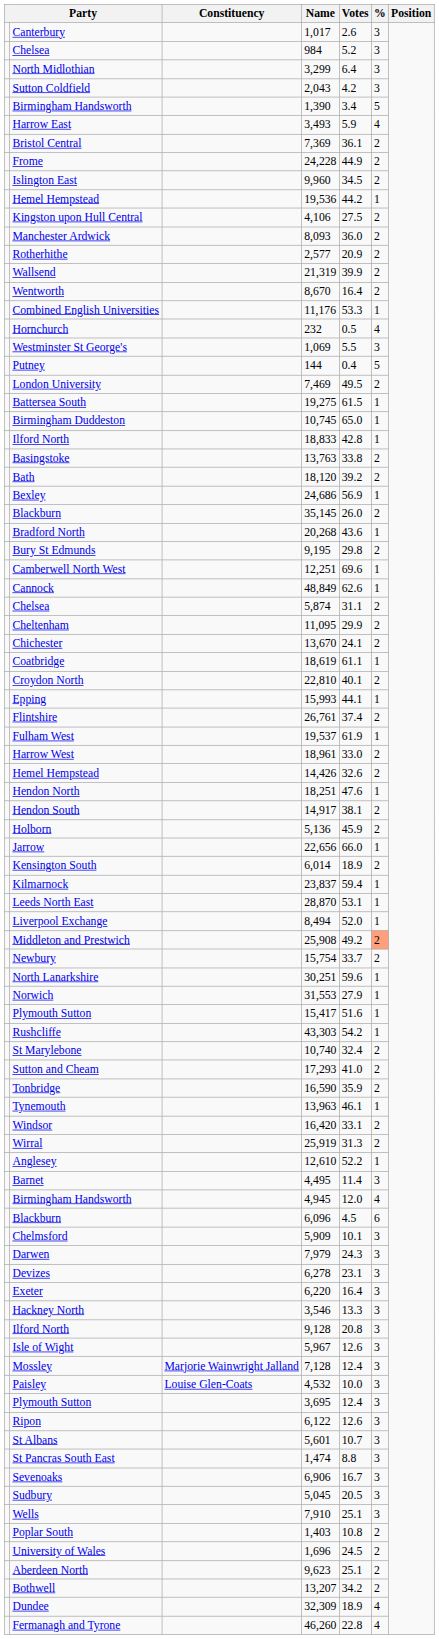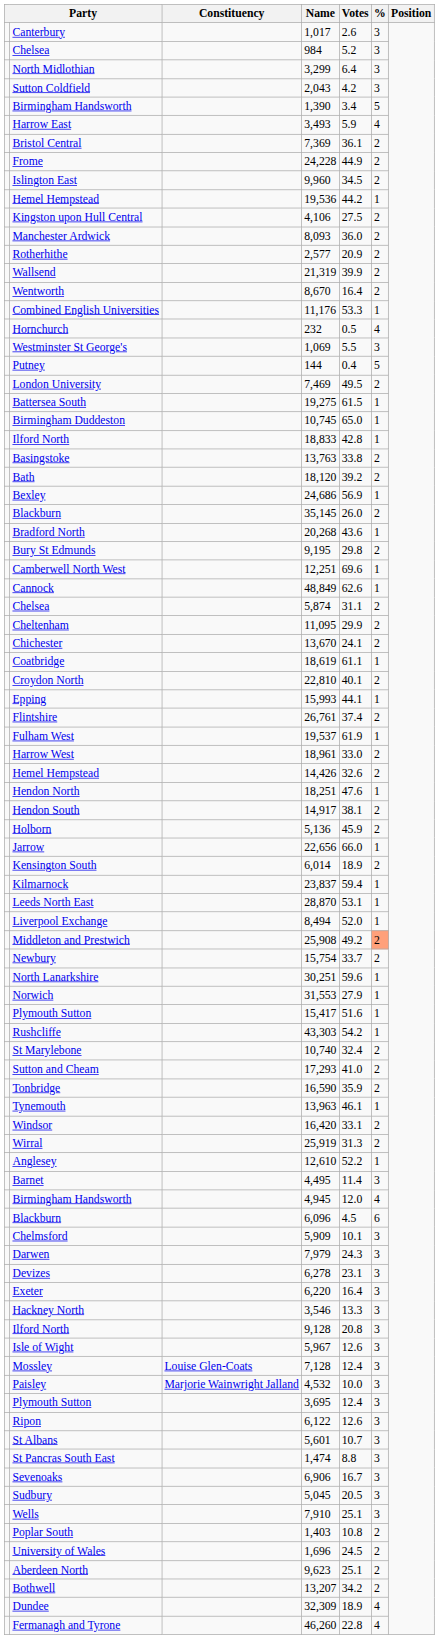(232, 1365) Marjorie Wainwright Jalland -> (208, 1365) Louise Glen-Coats
(208, 1384) Louise Glen-Coats -> (232, 1384) Marjorie Wainwright Jalland
